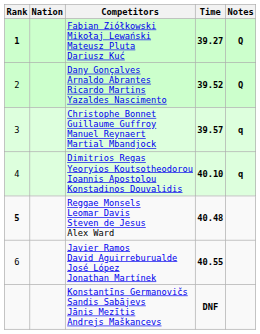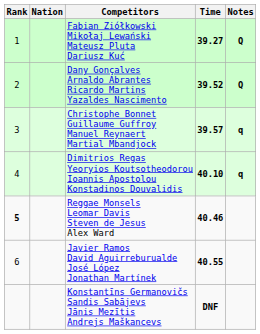(17, 41) bold -> (17, 41) normal
(210, 218) 40.48 -> (210, 218) 40.46
